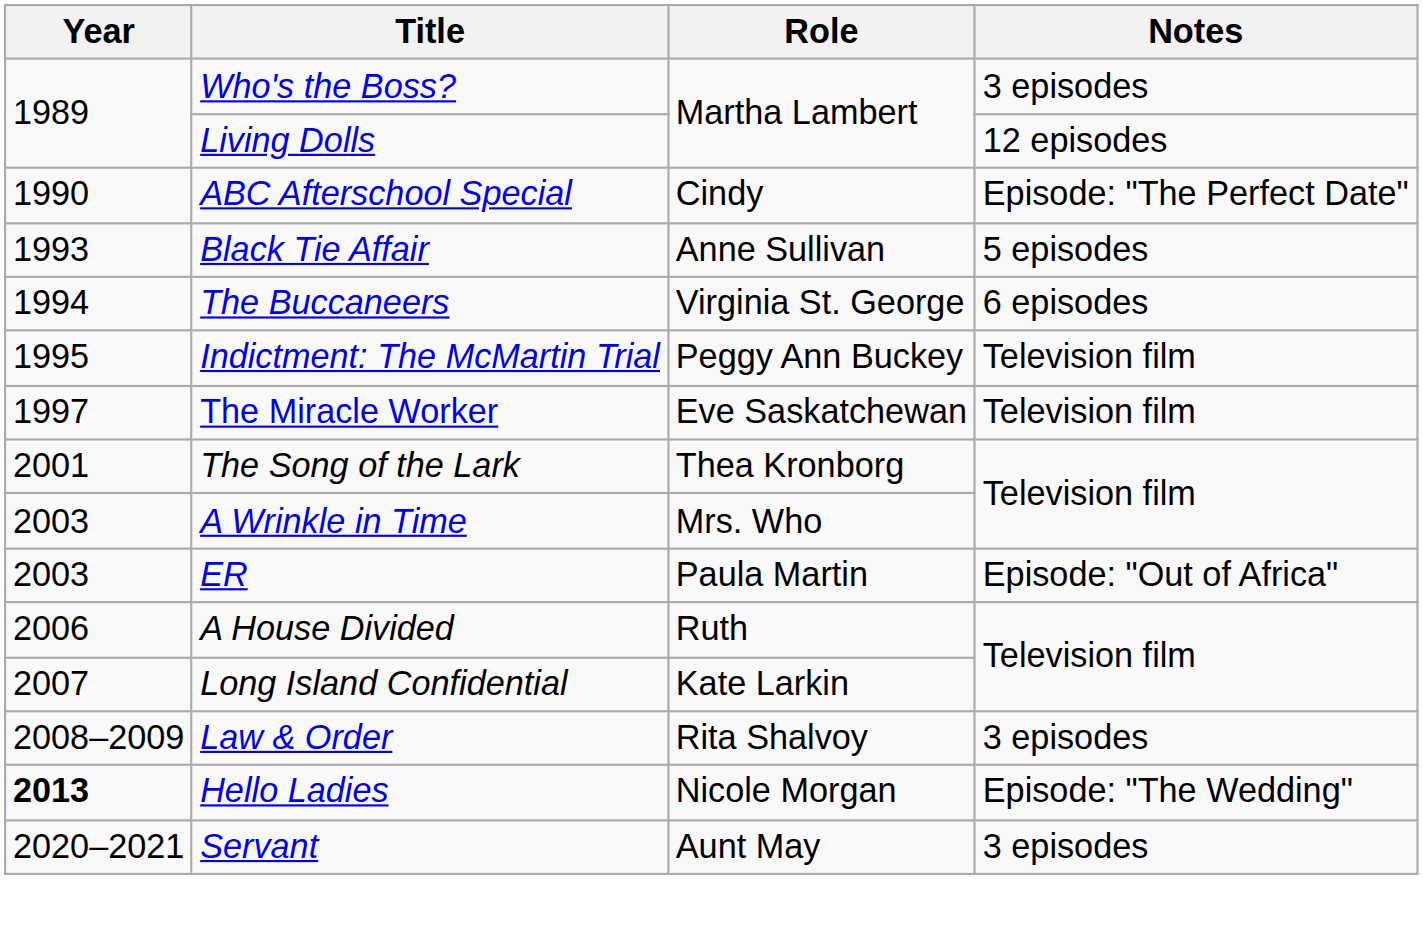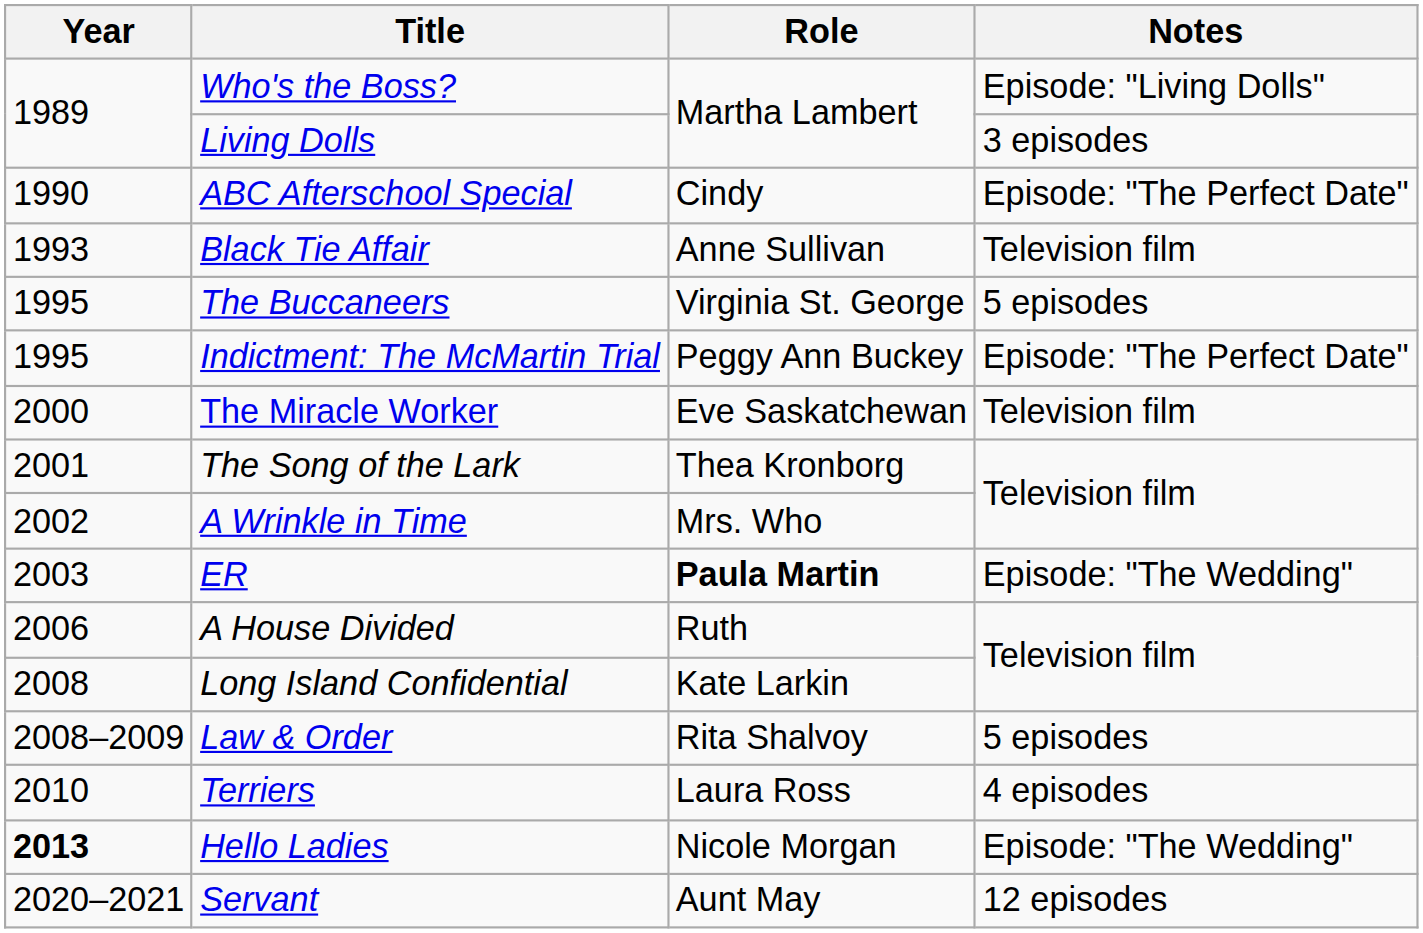(1066, 85) 3 episodes -> (1154, 85) Episode: "Living Dolls"
(1075, 140) 12 episodes -> (1066, 140) 3 episodes
(1066, 248) 5 episodes -> (1089, 248) Television film
(51, 303) 1994 -> (51, 303) 1995
(1066, 303) 6 episodes -> (1066, 303) 5 episodes
(1089, 357) Television film -> (1196, 357) Episode: "The Perfect Date"
(51, 411) 1997 -> (51, 411) 2000
(51, 520) 2003 -> (51, 520) 2002
(772, 574) normal -> (778, 574) bold
(1160, 574) Episode: "Out of Africa" -> (1168, 574) Episode: "The Wedding"
(51, 683) 2007 -> (51, 683) 2008
(1066, 737) 3 episodes -> (1066, 737) 5 episodes
+ row: (258, 791)
(1066, 846) 3 episodes -> (1075, 900) 12 episodes
